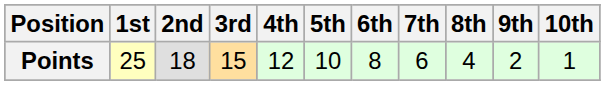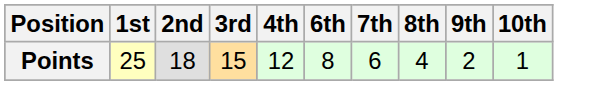- column: (328, 23)
